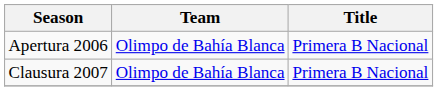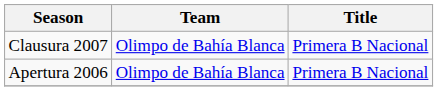rows swapped: (58, 45) <-> (58, 72)
